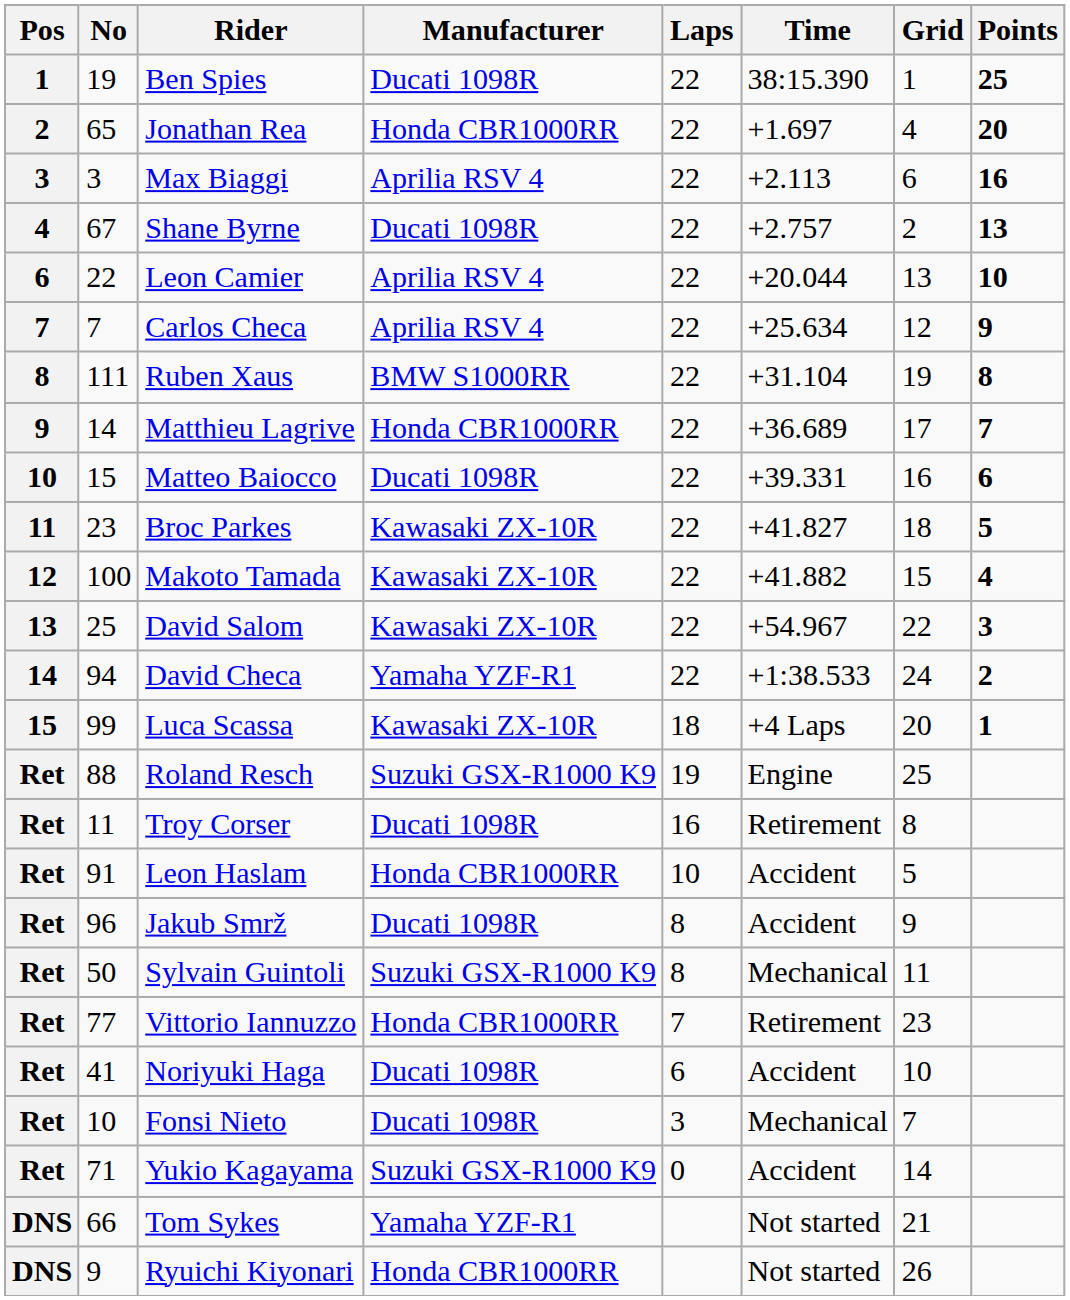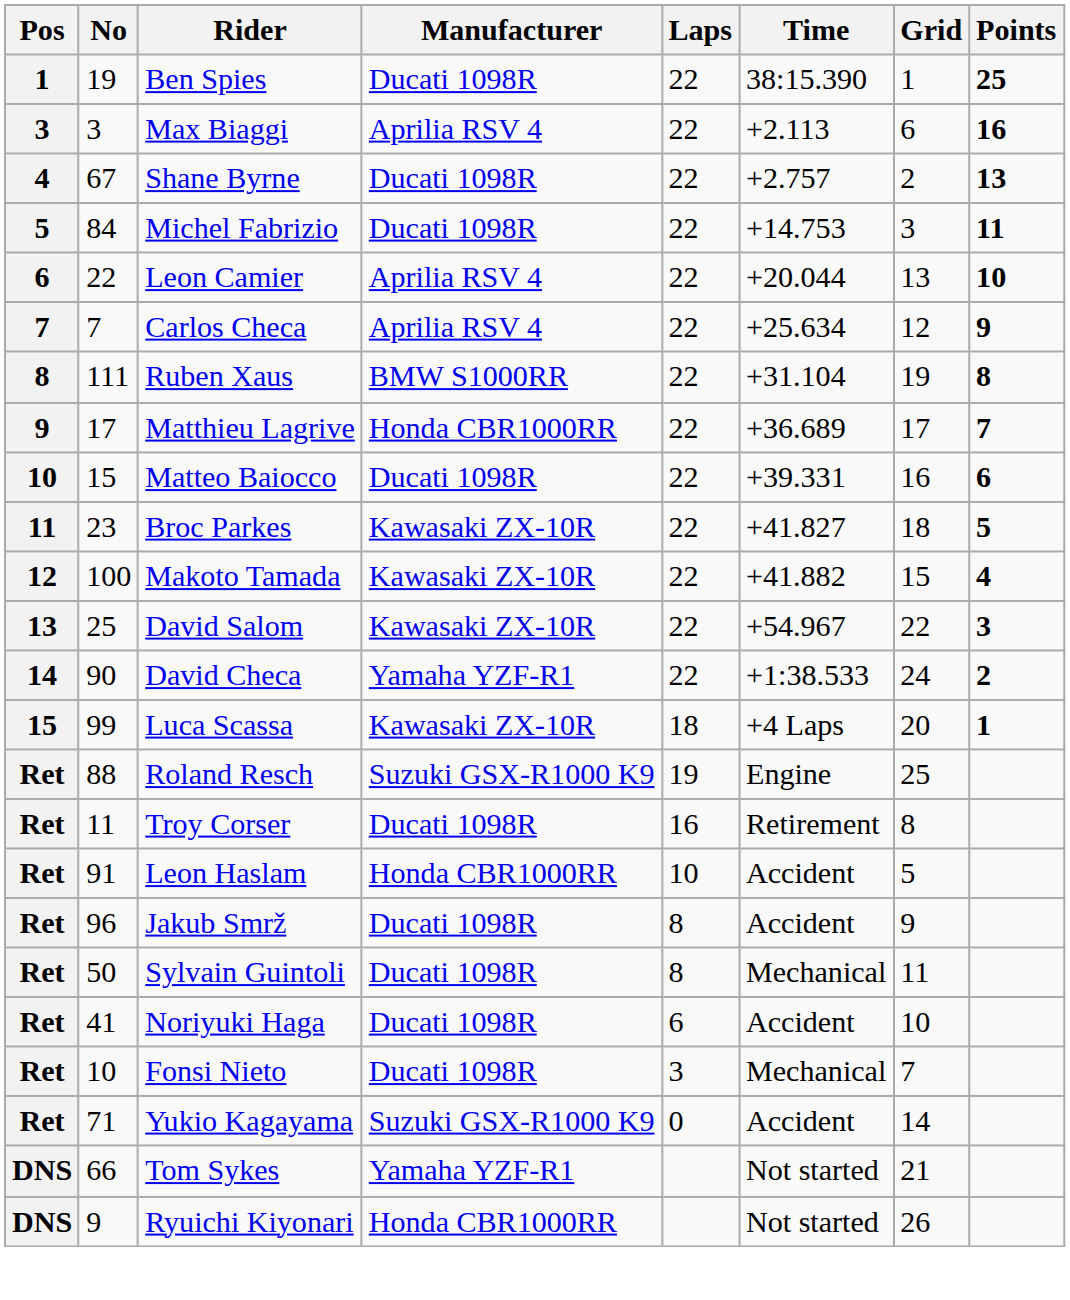- row: (226, 128)
+ row: (242, 227)
(101, 426) 14 -> (101, 426) 17
(101, 674) 94 -> (101, 674) 90
(513, 972) Suzuki GSX-R1000 K9 -> (453, 972) Ducati 1098R
- row: (251, 1021)
